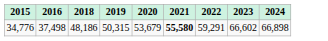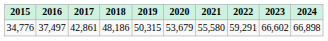+ column: (84, 12)
(52, 28) 37,498 -> (52, 28) 37,497
(179, 28) bold -> (211, 28) normal
